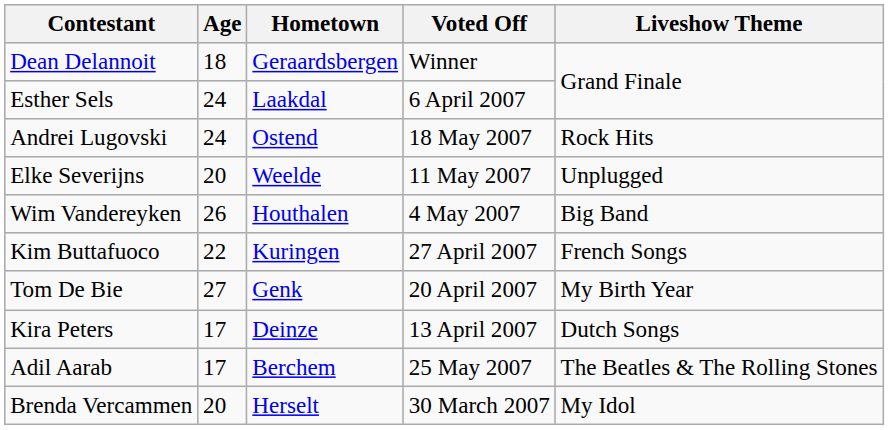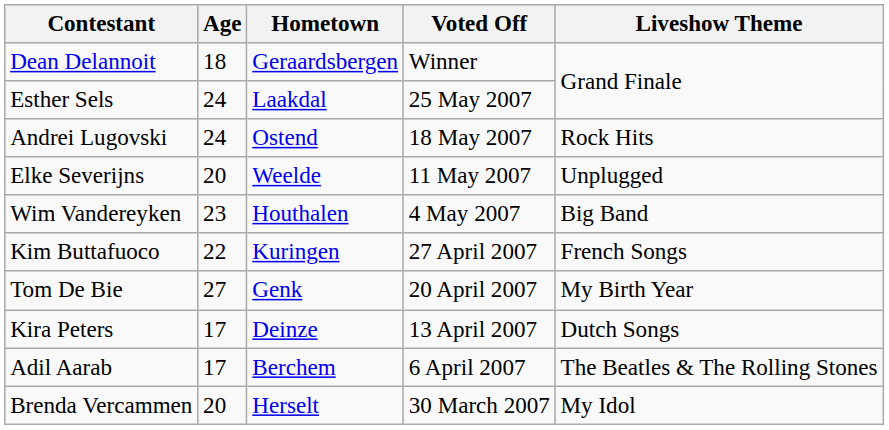(467, 99) 6 April 2007 -> (470, 99) 25 May 2007
(215, 214) 26 -> (215, 214) 23
(470, 366) 25 May 2007 -> (467, 366) 6 April 2007
